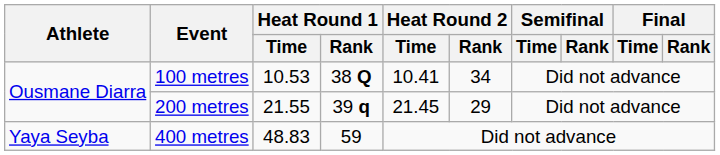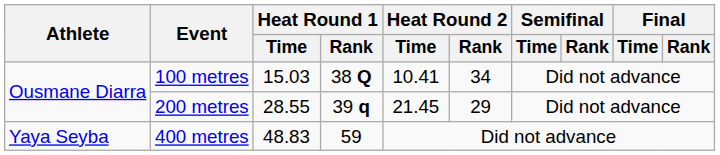(287, 77) 10.53 -> (287, 77) 15.03
(287, 107) 21.55 -> (287, 107) 28.55
